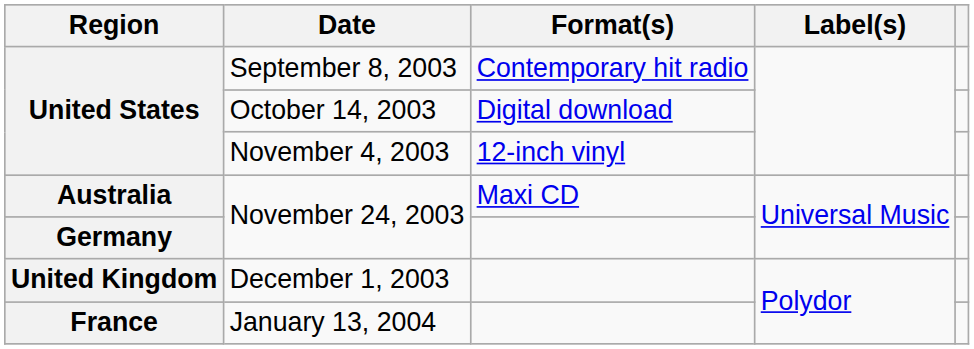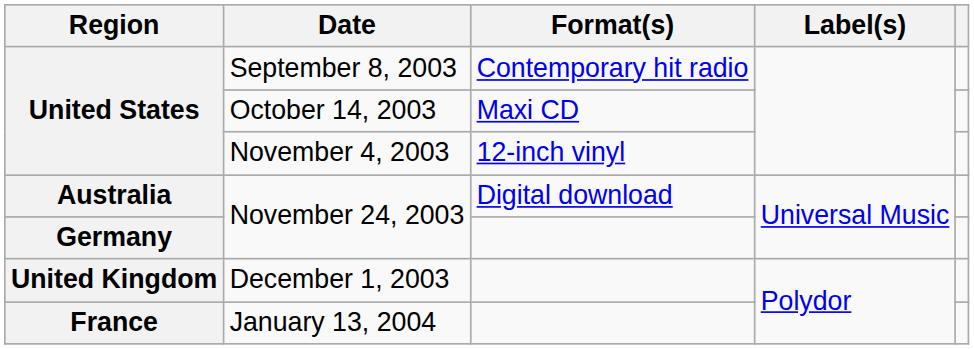(575, 110) Digital download -> (528, 110) Maxi CD
(528, 195) Maxi CD -> (575, 195) Digital download
